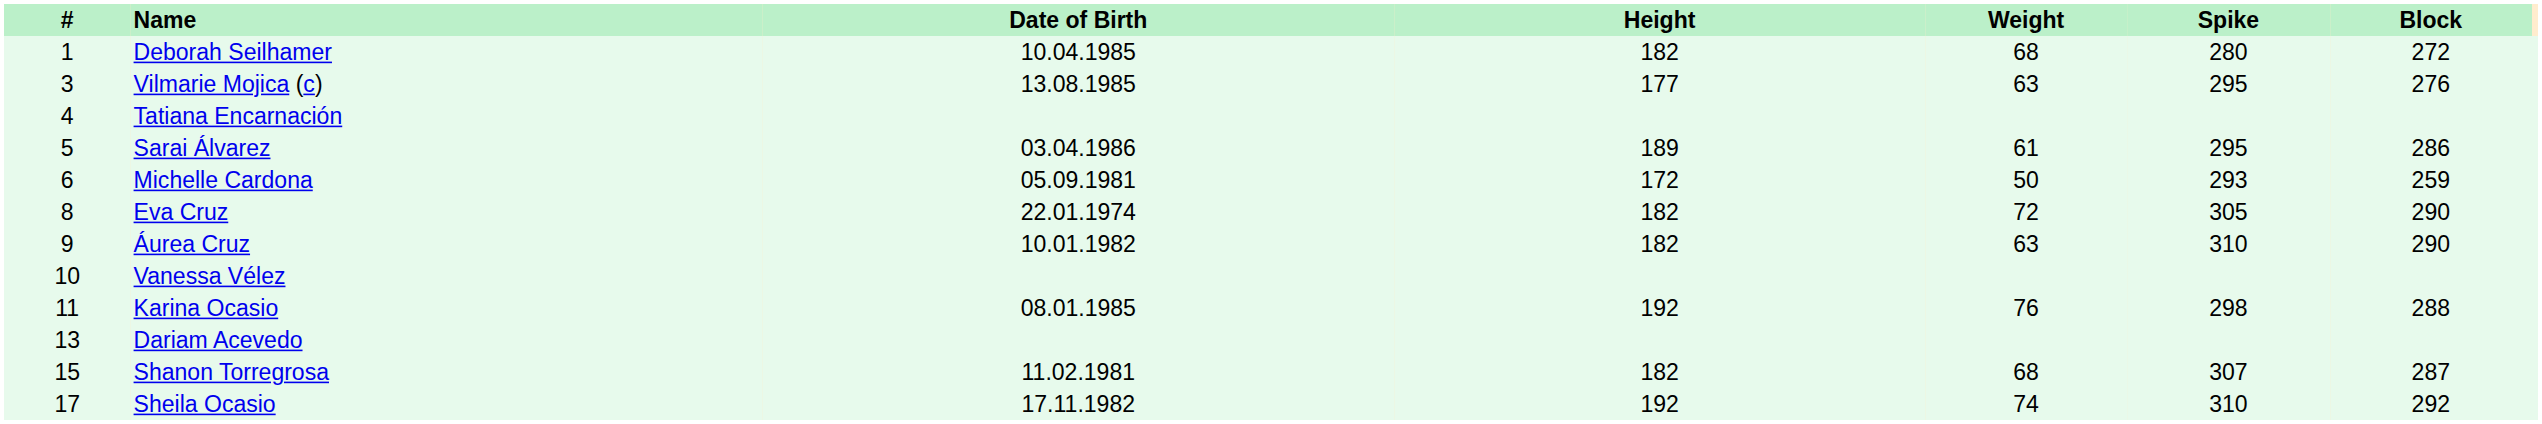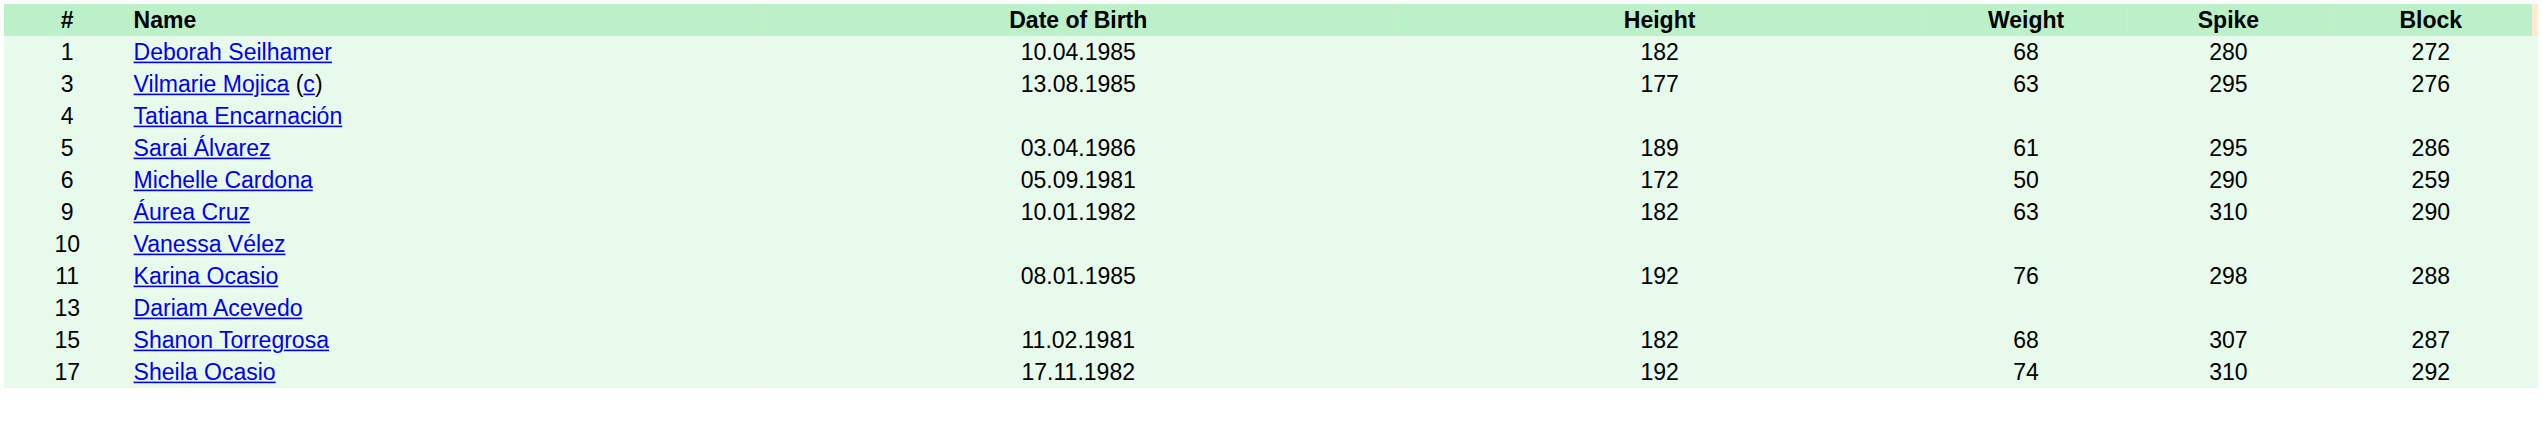(2228, 180) 293 -> (2228, 180) 290
- row: (181, 212)
